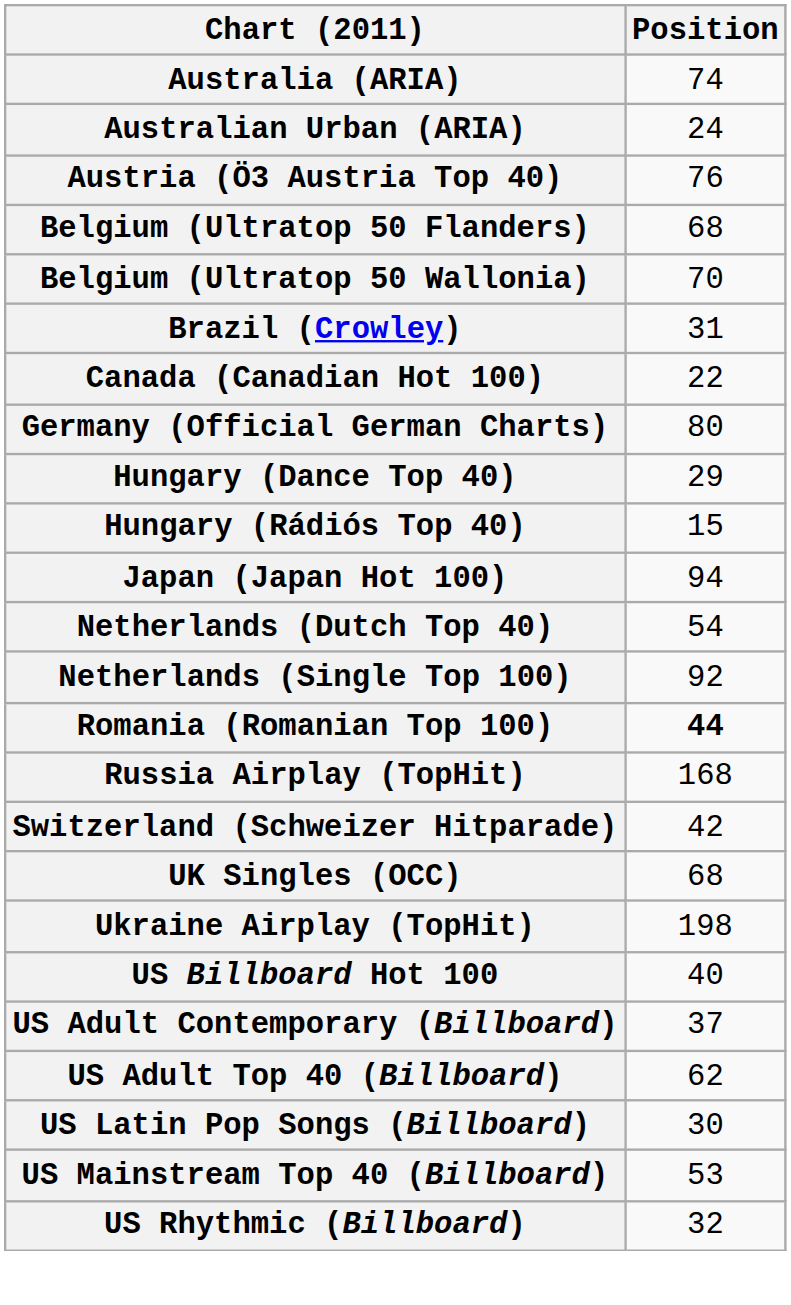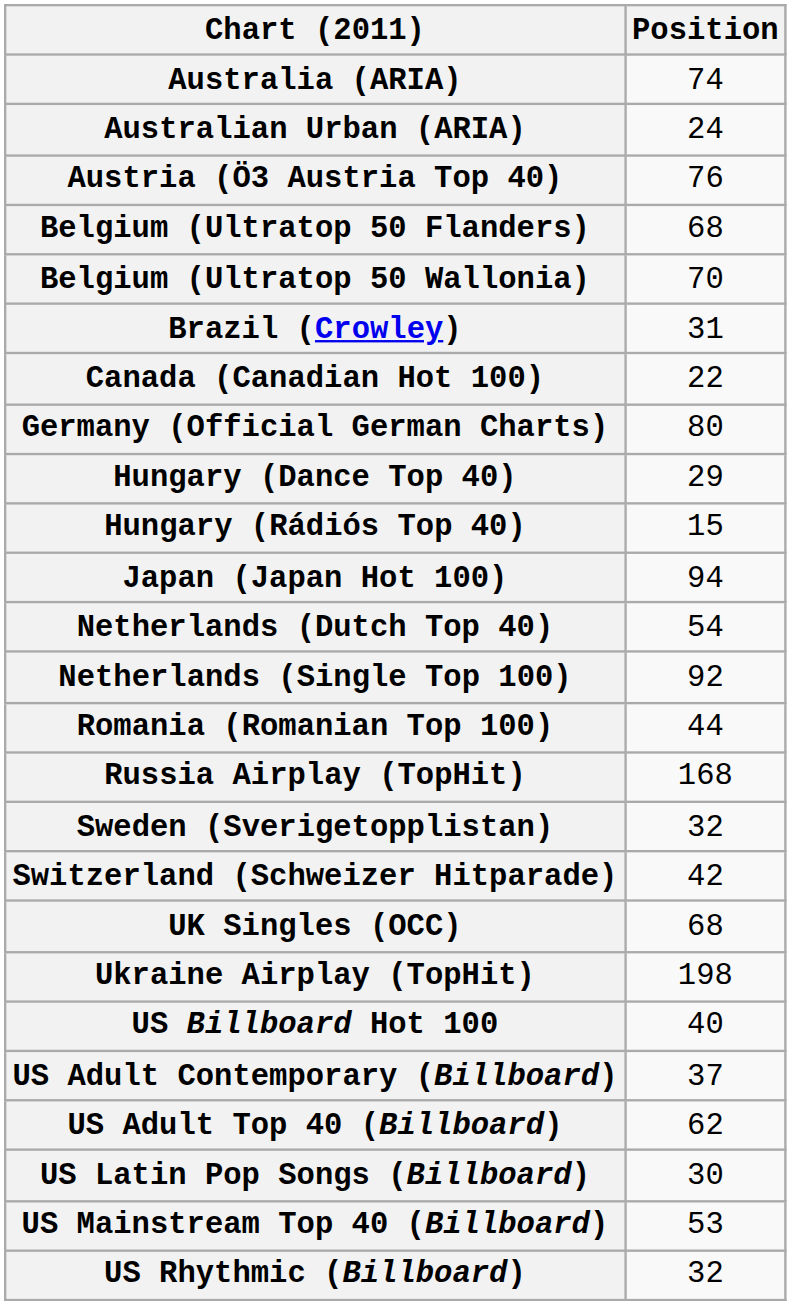(705, 727) bold -> (705, 727) normal
+ row: (315, 827)
